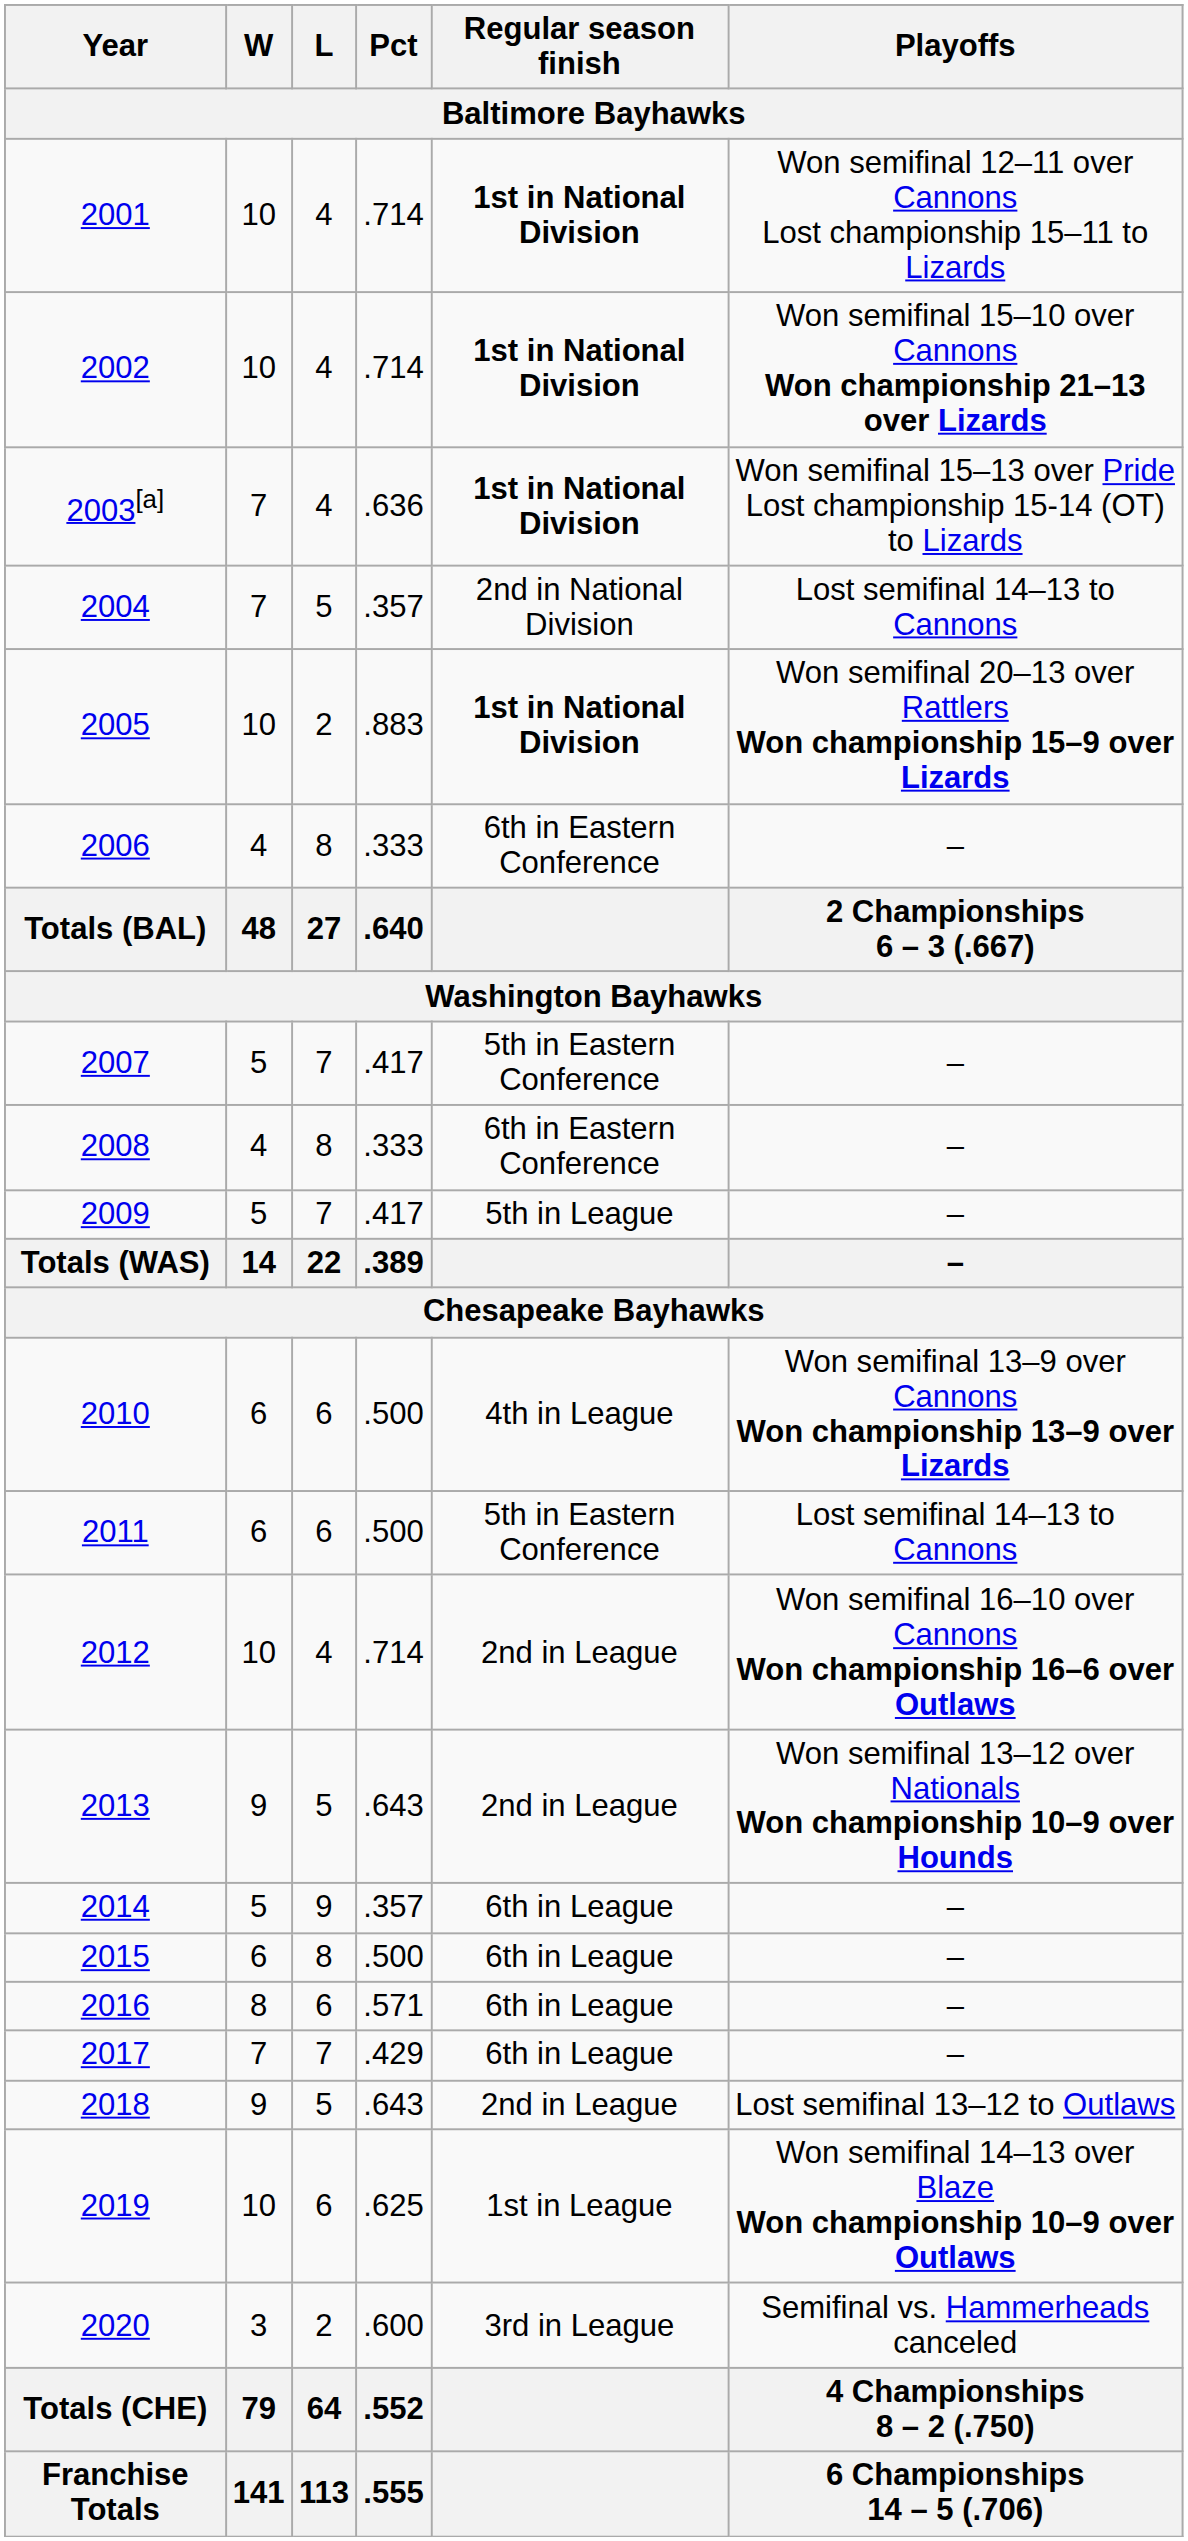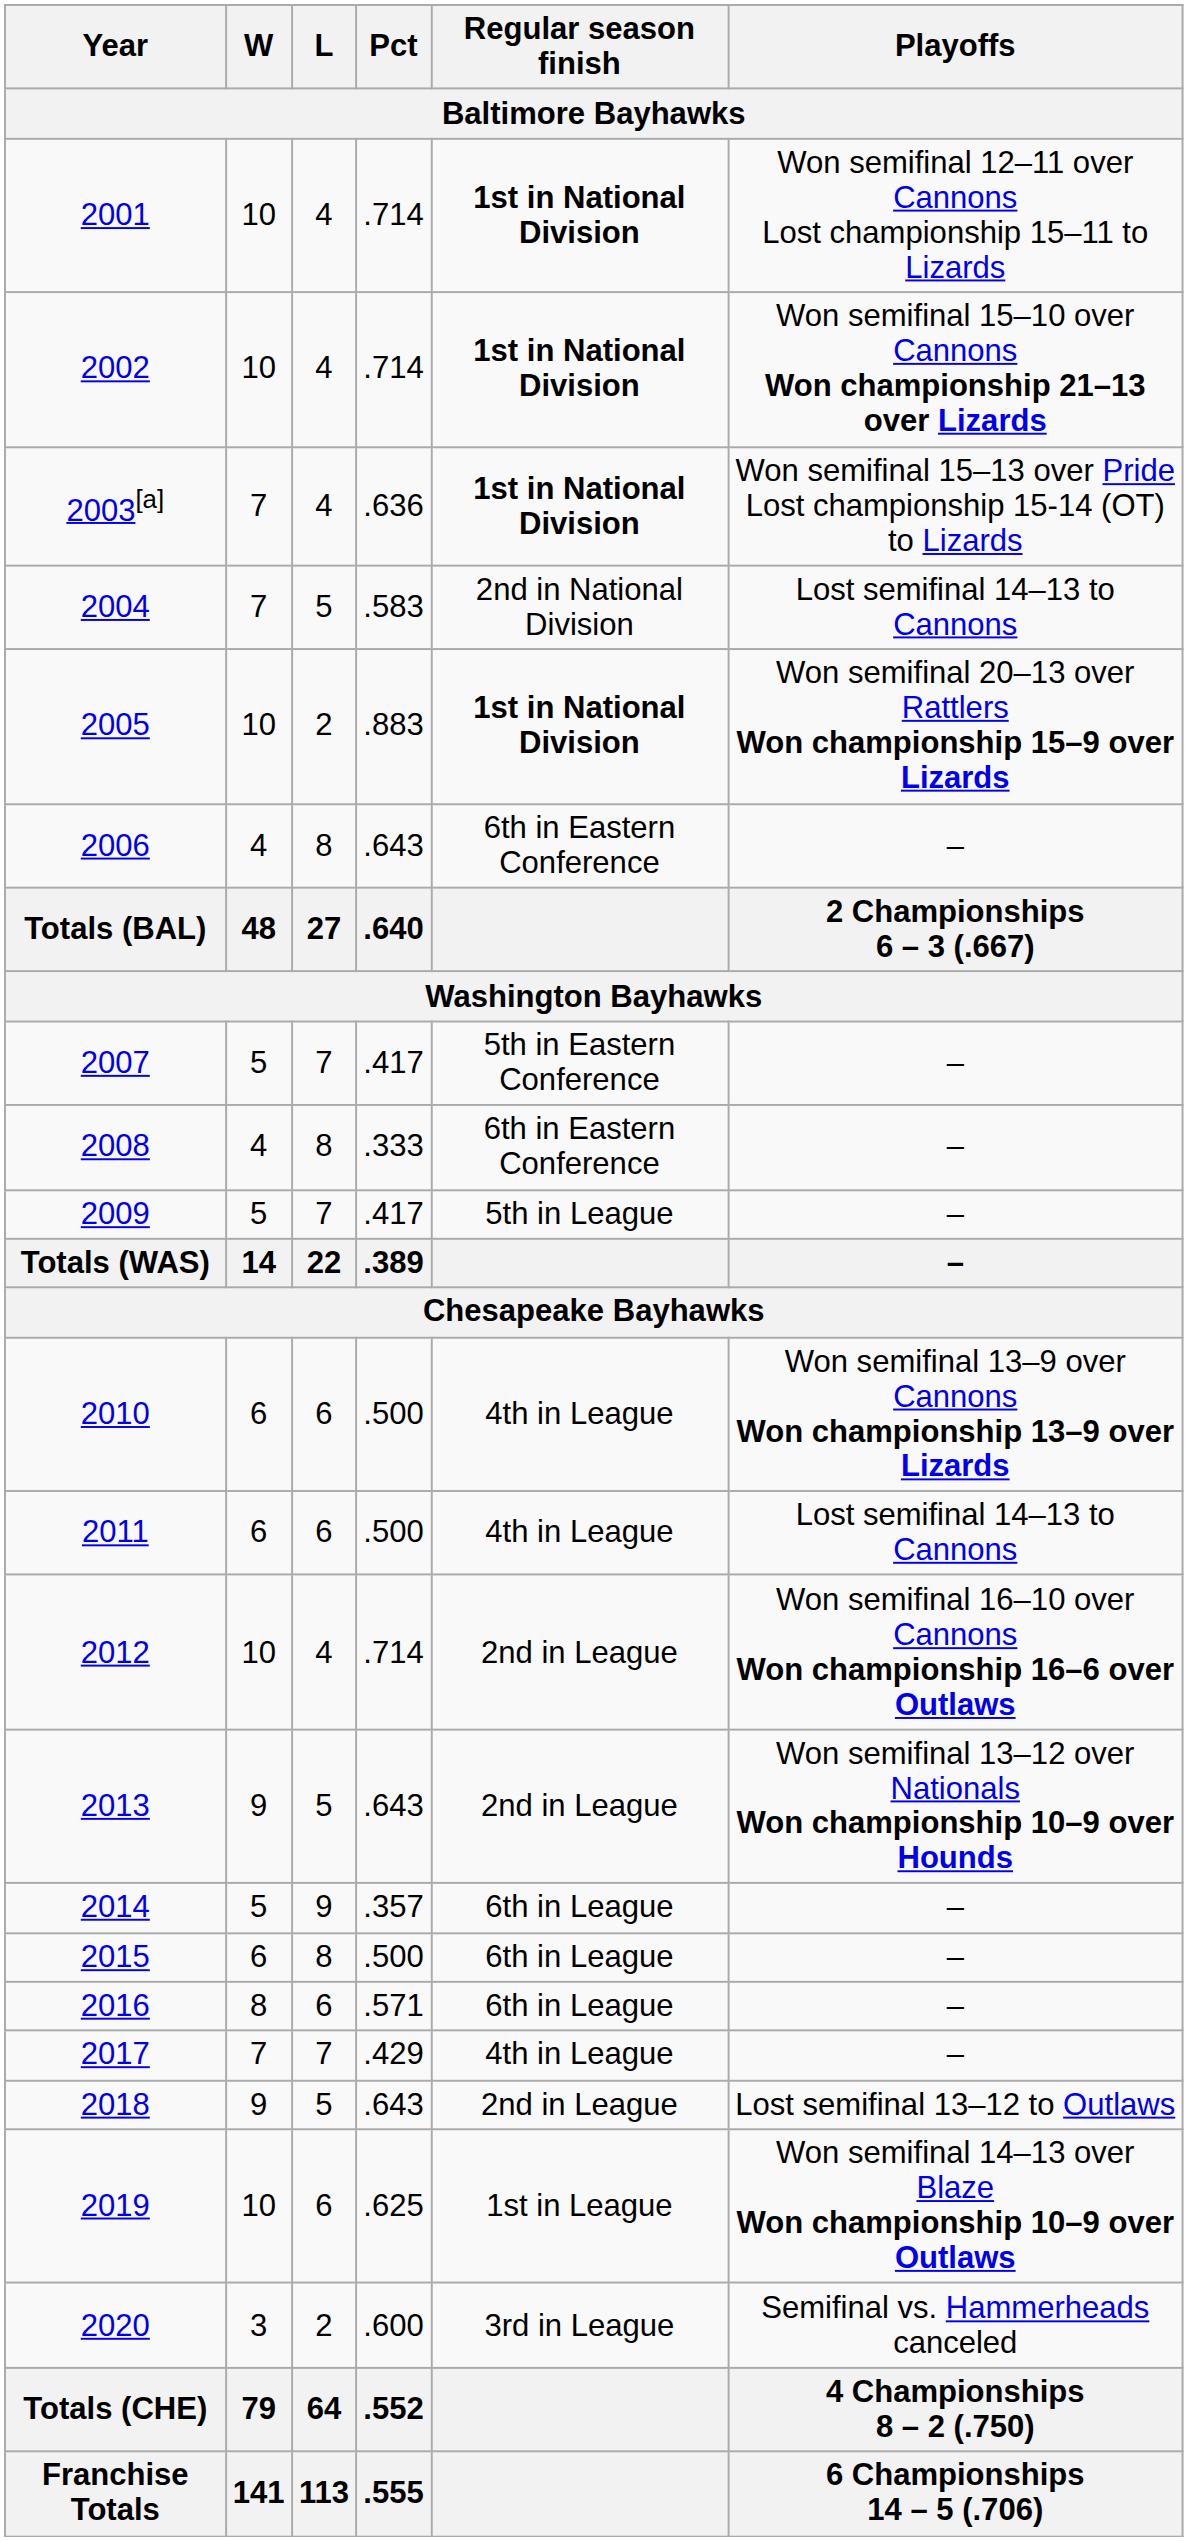(394, 606) .357 -> (394, 606) .583
(394, 845) .333 -> (394, 845) .643
(579, 1532) 5th in Eastern Conference -> (579, 1532) 4th in League
(579, 2054) 6th in League -> (579, 2054) 4th in League
